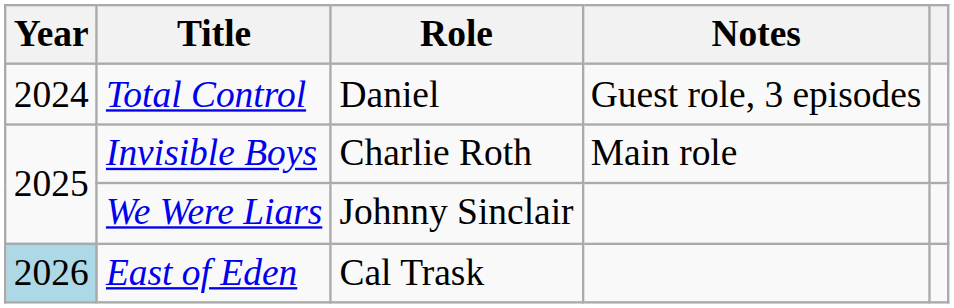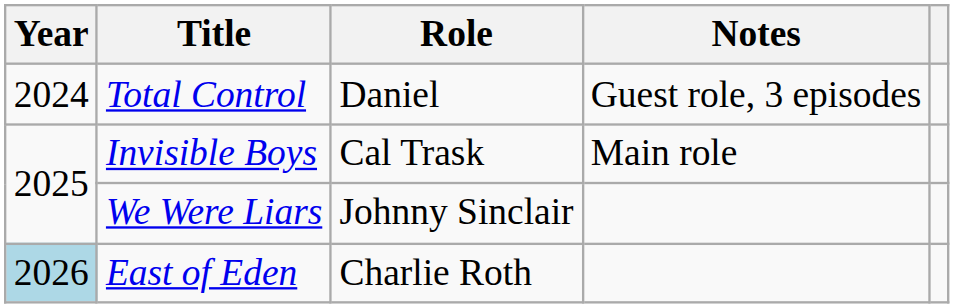(436, 152) Charlie Roth -> (412, 152) Cal Trask
(412, 271) Cal Trask -> (436, 271) Charlie Roth
